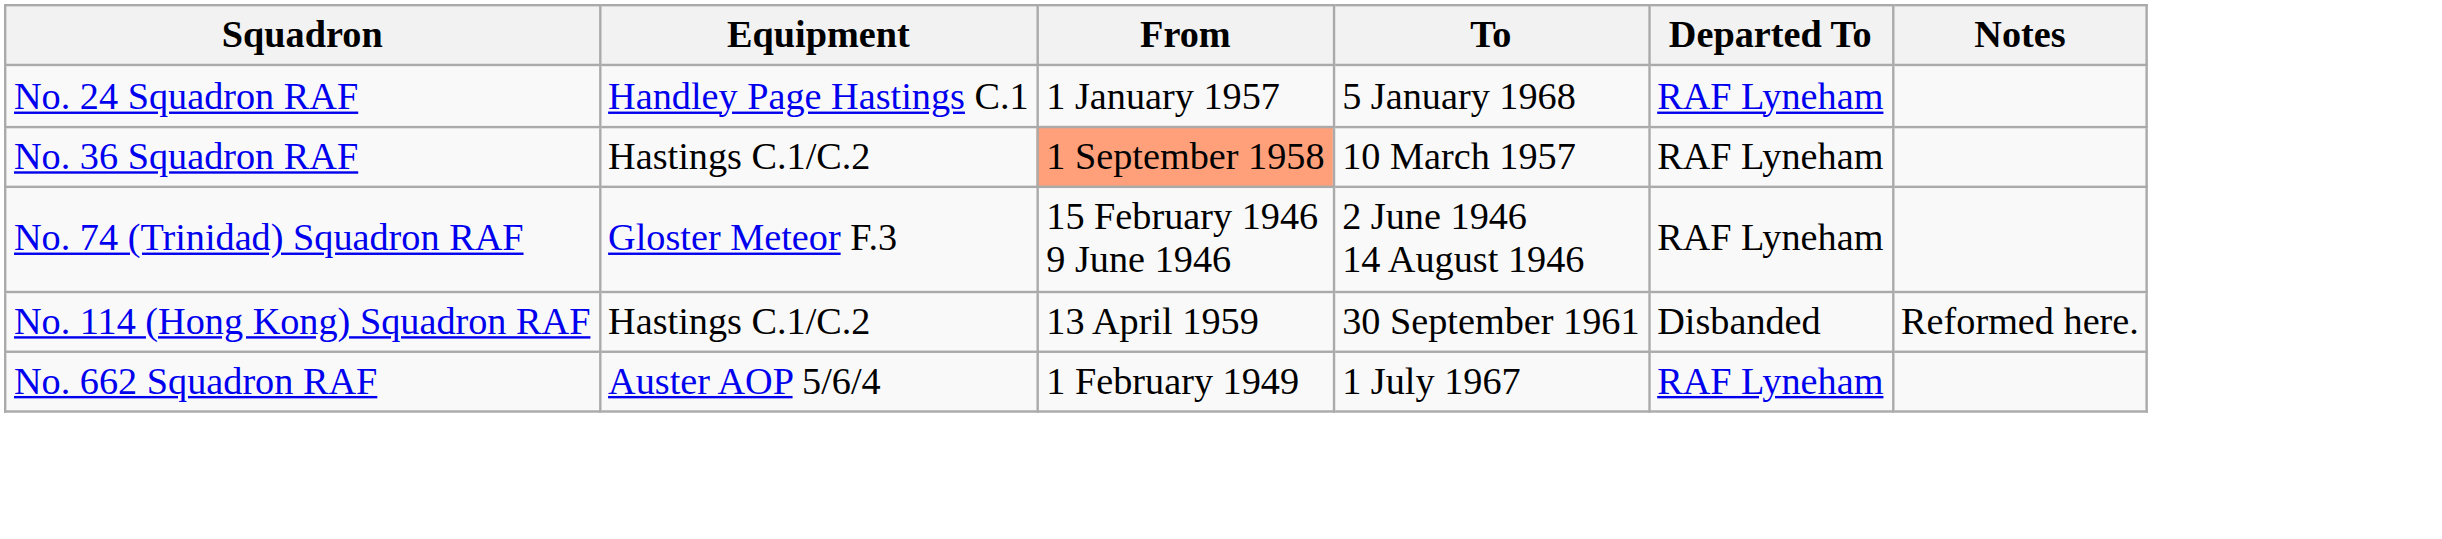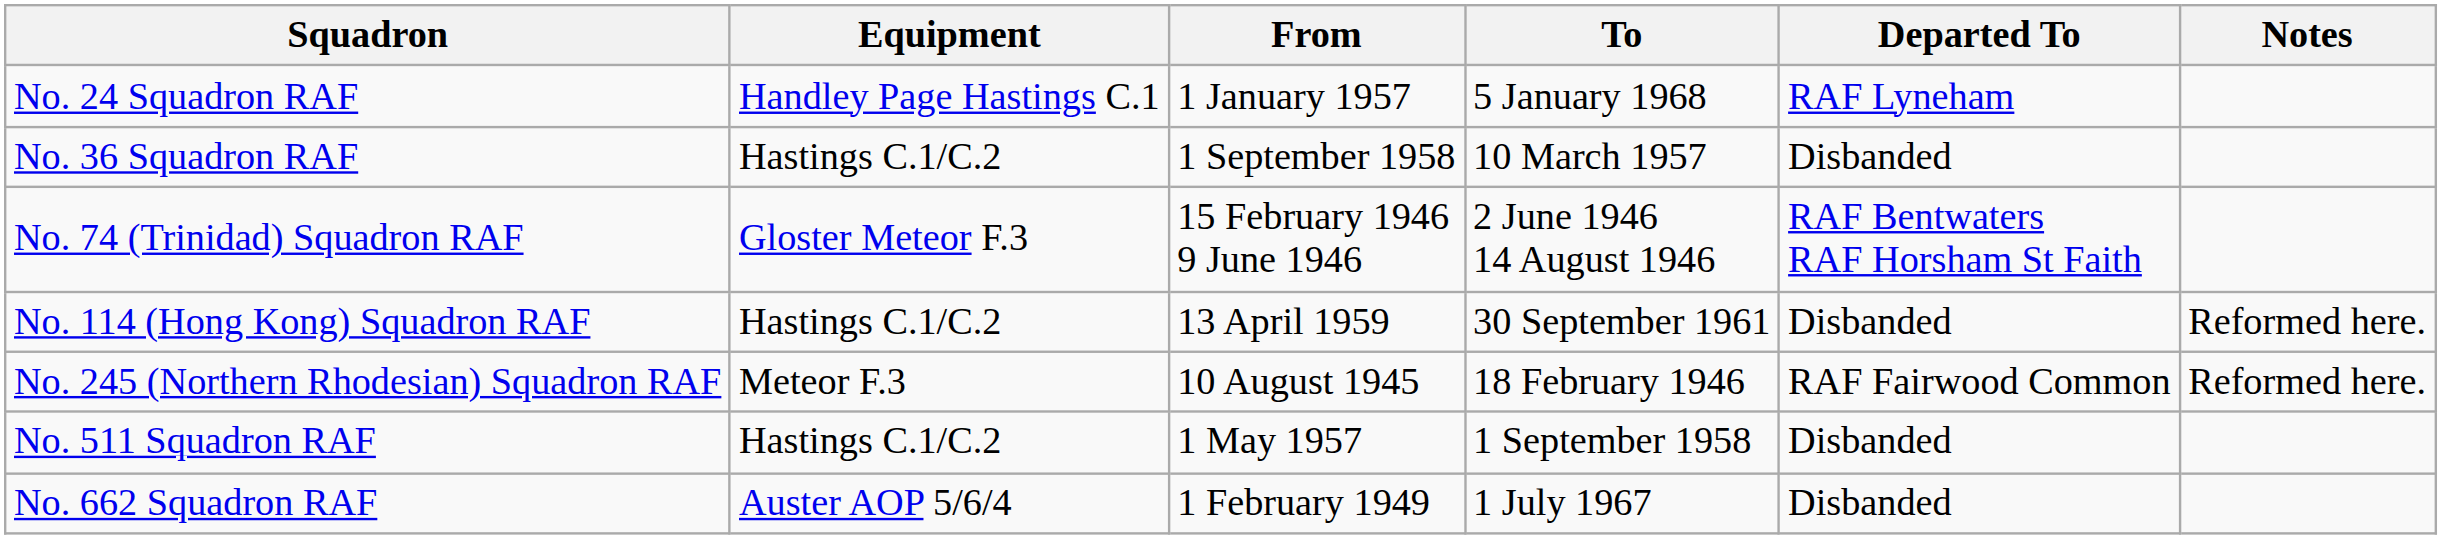(1185, 156) lightsalmon background -> (1316, 156) no background
(1770, 156) RAF Lyneham -> (1870, 156) Disbanded
(1770, 238) RAF Lyneham -> (1965, 238) RAF Bentwaters RAF Horsham St Faith
+ row: (368, 381)
+ row: (195, 441)
(1770, 381) RAF Lyneham -> (1870, 502) Disbanded
